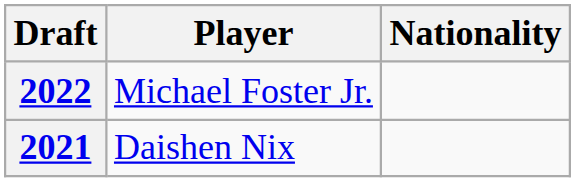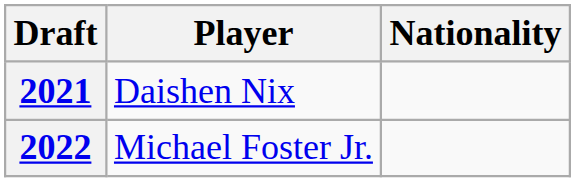rows swapped: (55, 147) <-> (55, 90)
